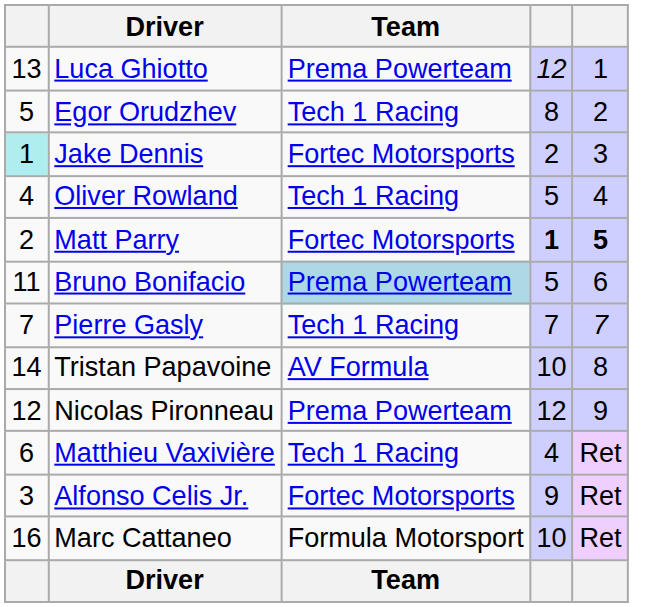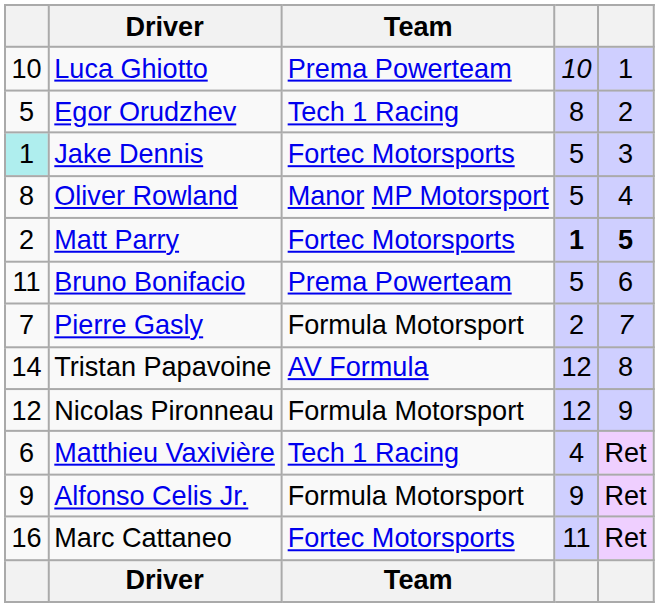(26, 69) 13 -> (26, 69) 10
(552, 69) 12 -> (577, 69) 10
(552, 154) 2 -> (577, 154) 5
(26, 197) 4 -> (26, 197) 8
(373, 197) Tech 1 Racing -> (418, 197) Manor MP Motorsport
(400, 282) lightblue background -> (400, 282) no background
(373, 325) Tech 1 Racing -> (406, 325) Formula Motorsport
(552, 325) 7 -> (577, 325) 2
(552, 367) 10 -> (577, 367) 12
(400, 410) Prema Powerteam -> (406, 410) Formula Motorsport
(26, 495) 3 -> (26, 495) 9
(401, 495) Fortec Motorsports -> (406, 495) Formula Motorsport
(406, 538) Formula Motorsport -> (401, 538) Fortec Motorsports
(552, 538) 10 -> (577, 538) 11
